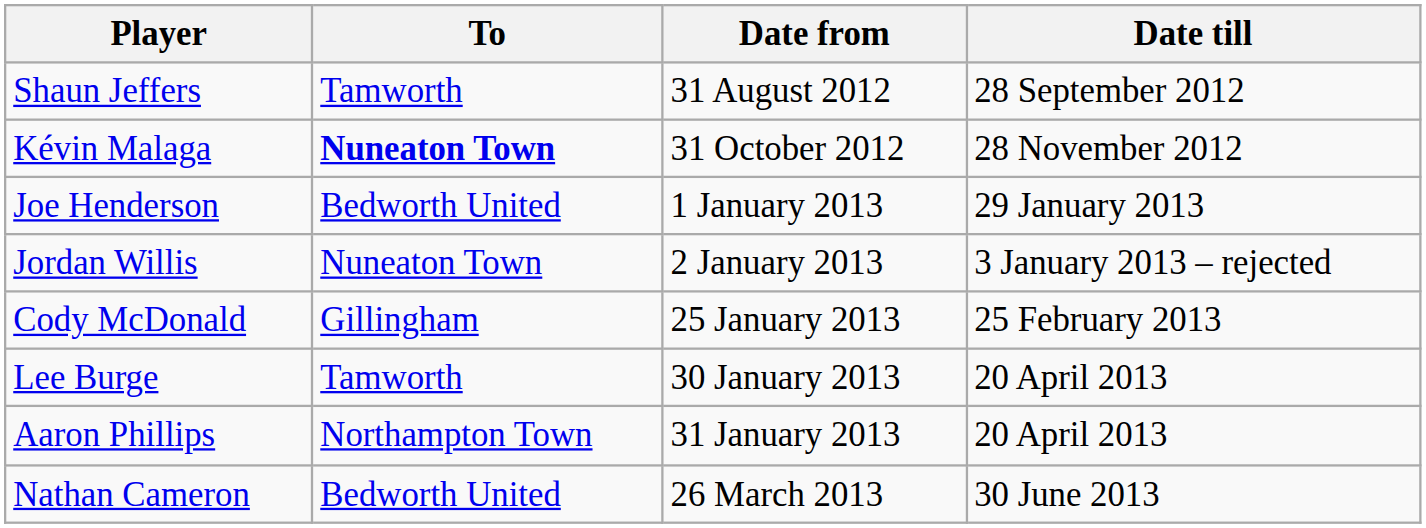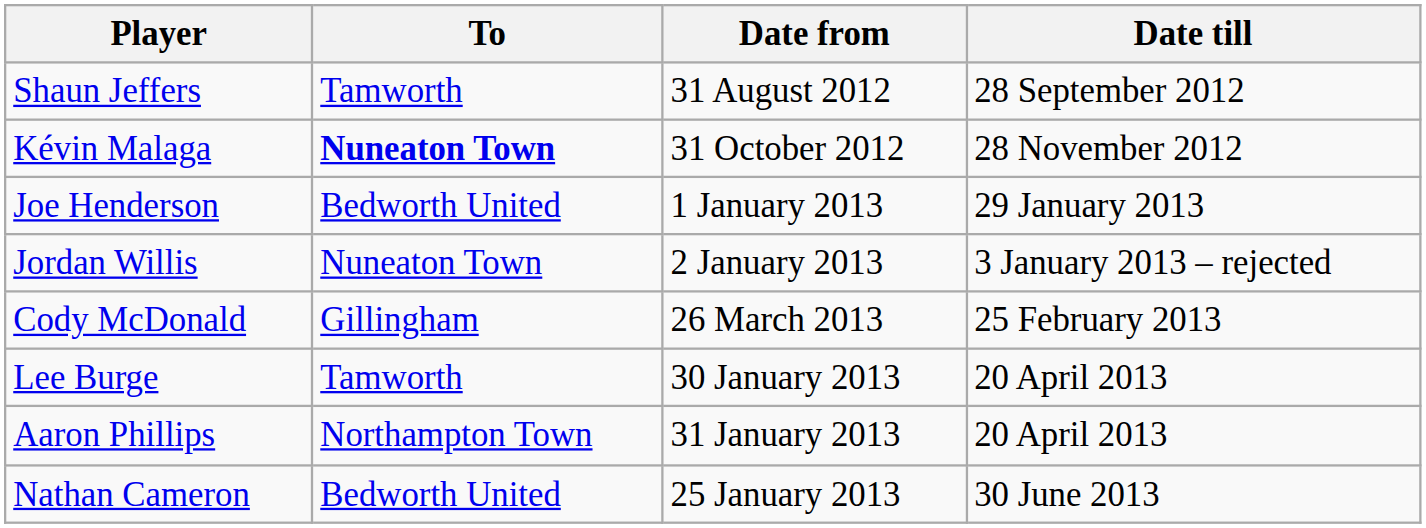(786, 320) 25 January 2013 -> (777, 320) 26 March 2013
(777, 492) 26 March 2013 -> (786, 492) 25 January 2013
